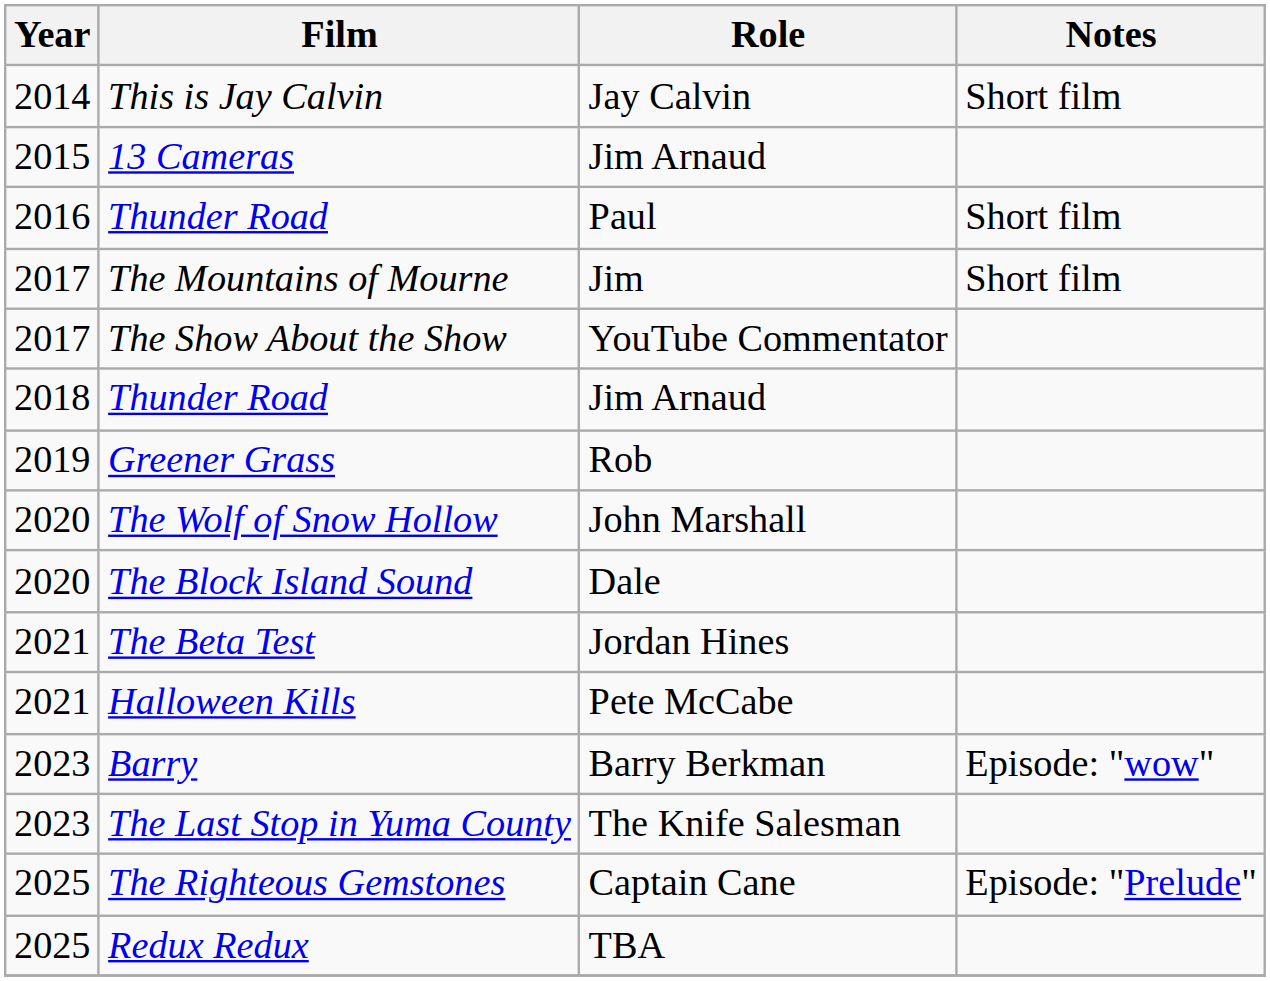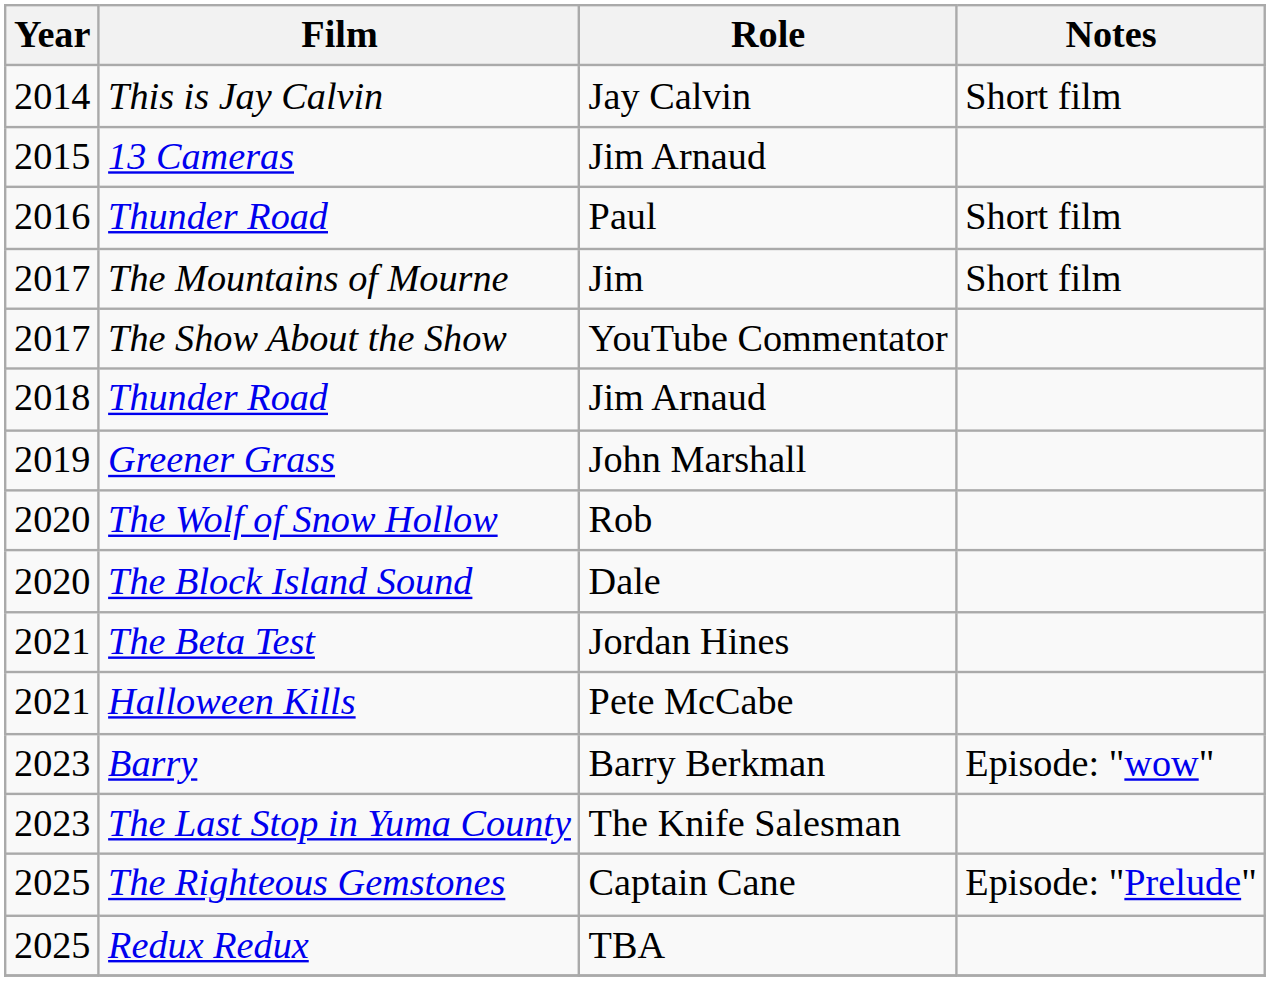(620, 459) Rob -> (697, 459) John Marshall
(697, 519) John Marshall -> (620, 519) Rob
